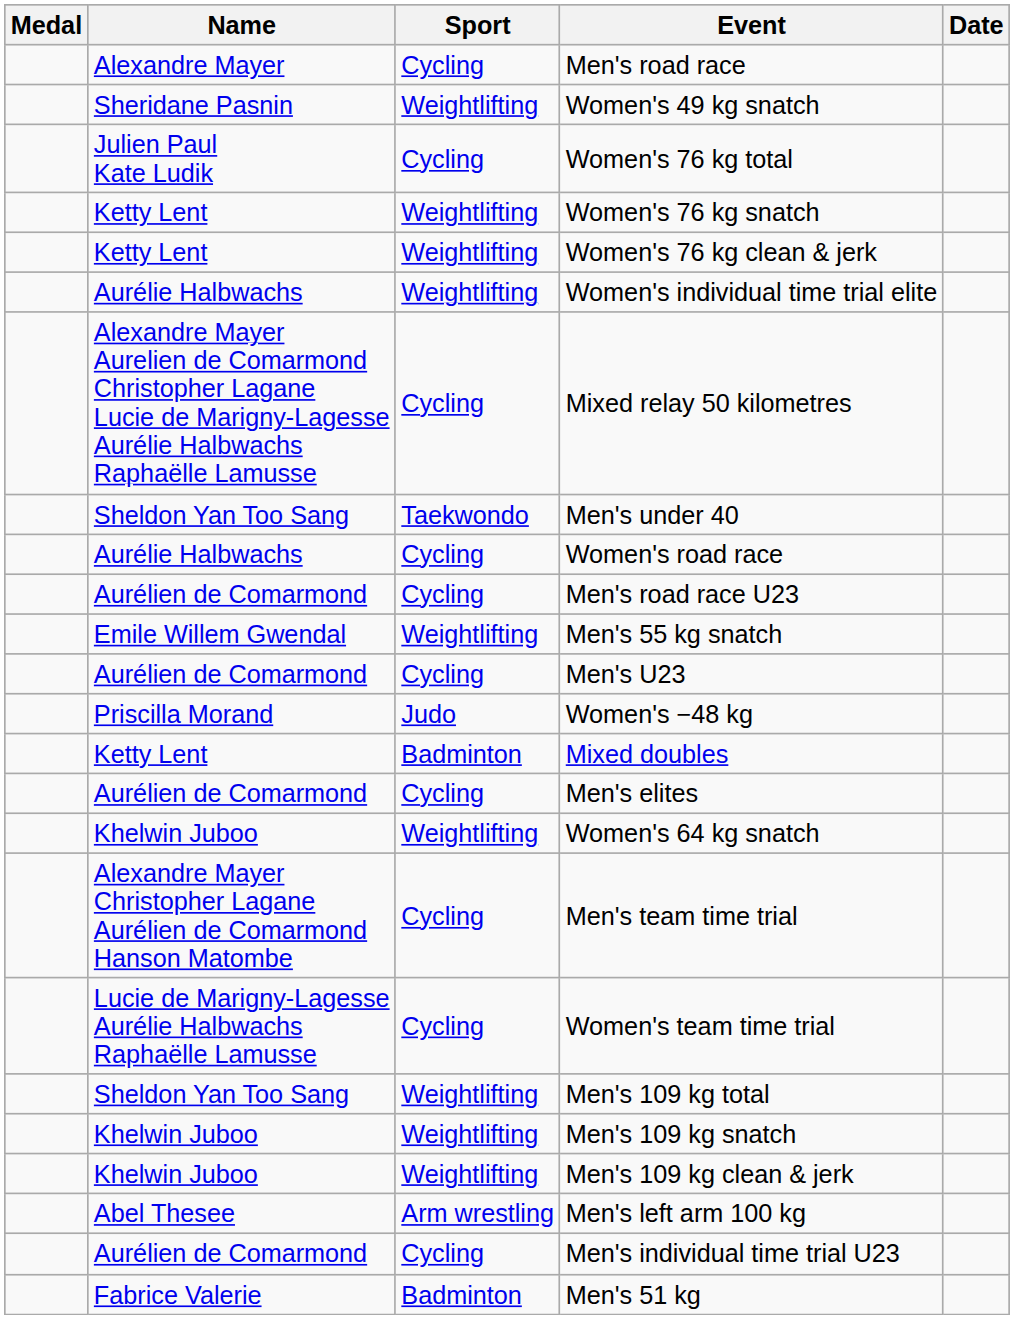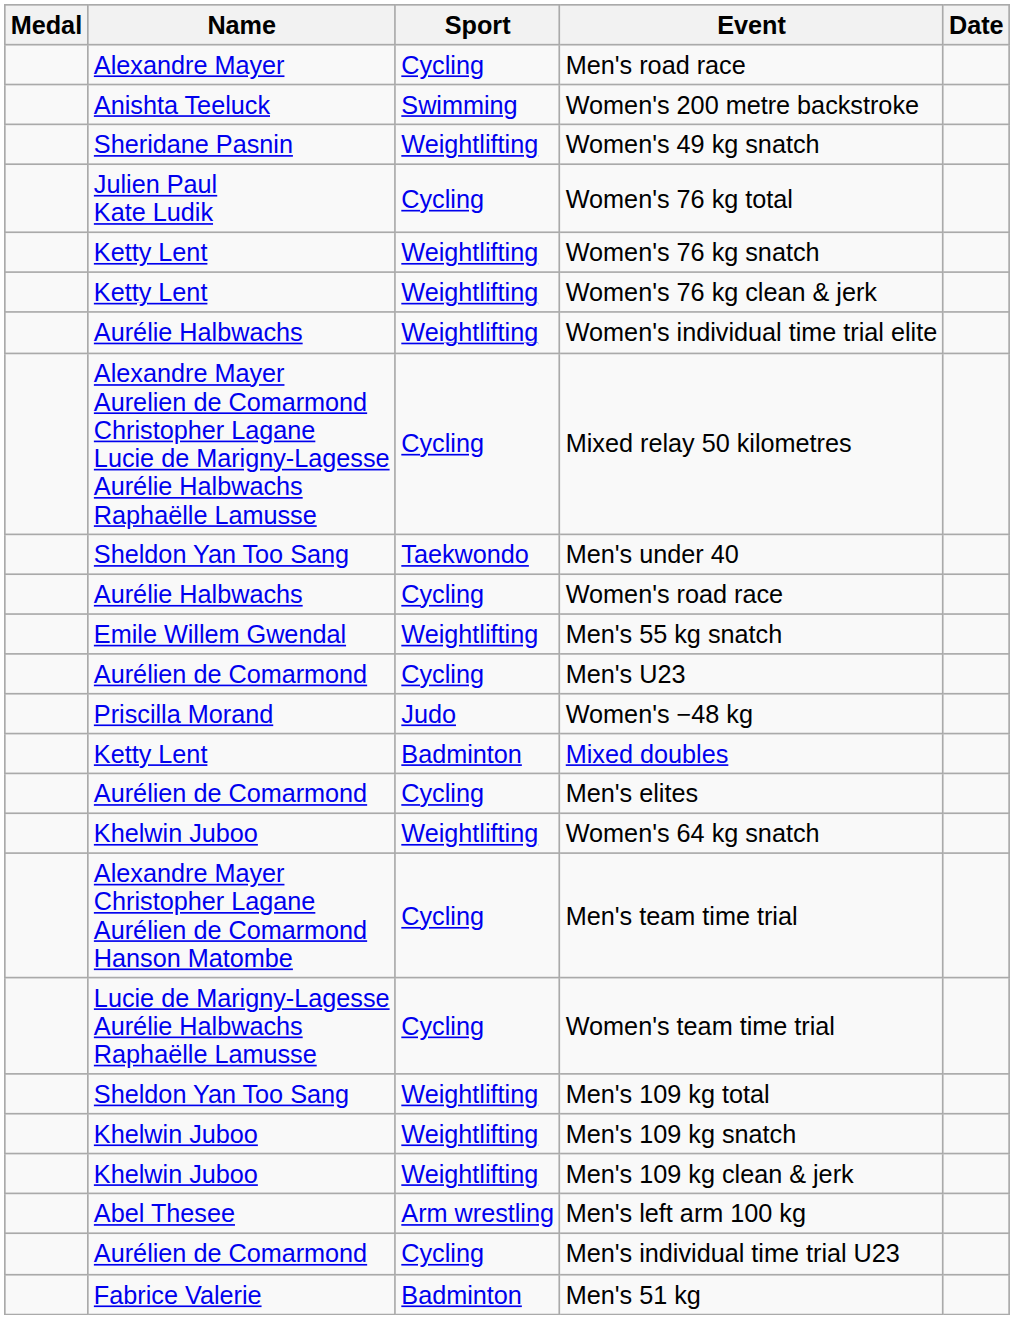+ row: (742, 105)
- row: (682, 594)
